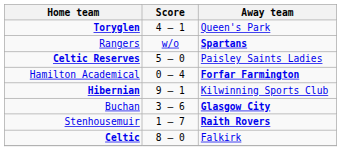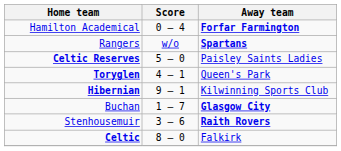rows swapped: (85, 75) <-> (117, 28)
(170, 106) 3 – 6 -> (170, 106) 1 – 7
(170, 122) 1 – 7 -> (170, 122) 3 – 6
